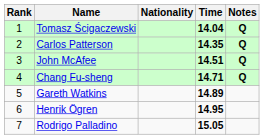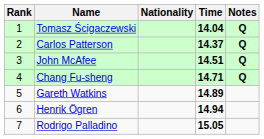(211, 45) 14.35 -> (211, 45) 14.37
(211, 110) 14.95 -> (211, 110) 14.94
